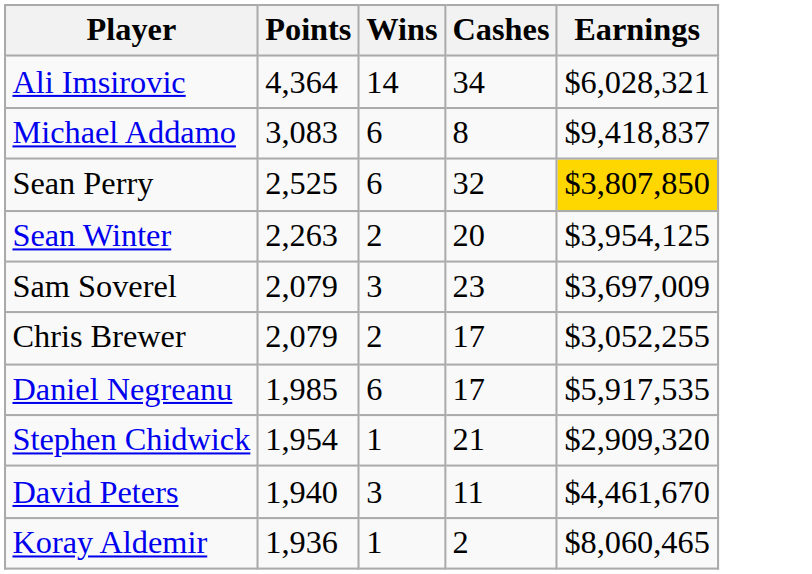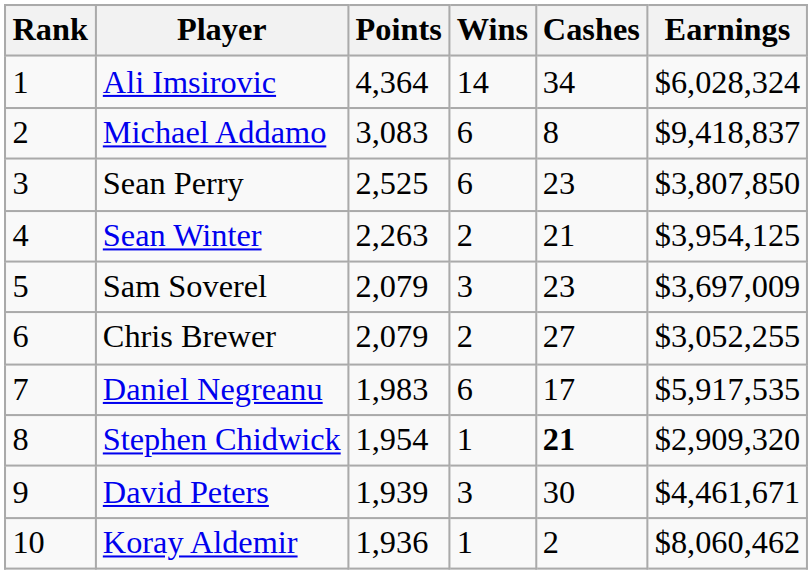+ column: (50, 30)
(637, 81) $6,028,321 -> (727, 81) $6,028,324
(469, 183) 32 -> (559, 183) 23
(637, 183) gold background -> (727, 183) no background
(469, 235) 20 -> (559, 235) 21
(469, 337) 17 -> (559, 337) 27
(302, 388) 1,985 -> (392, 388) 1,983
(469, 440) normal -> (559, 440) bold
(302, 491) 1,940 -> (392, 491) 1,939
(468, 491) 11 -> (559, 491) 30
(637, 491) $4,461,670 -> (727, 491) $4,461,671
(637, 542) $8,060,465 -> (727, 542) $8,060,462
